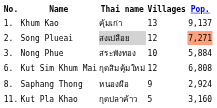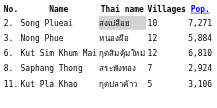- row: (40, 23)
(152, 38) 12 -> (152, 23) 10
(200, 38) lightsalmon background -> (200, 23) no background
(118, 53) สระพังทอง -> (114, 38) หนองผือ
(152, 53) 10 -> (152, 38) 12
(200, 69) 6,808 -> (200, 53) 6,810
(114, 84) หนองผือ -> (118, 69) สระพังทอง
(150, 84) 9 -> (150, 69) 7
(200, 99) 3,160 -> (200, 84) 3,106
